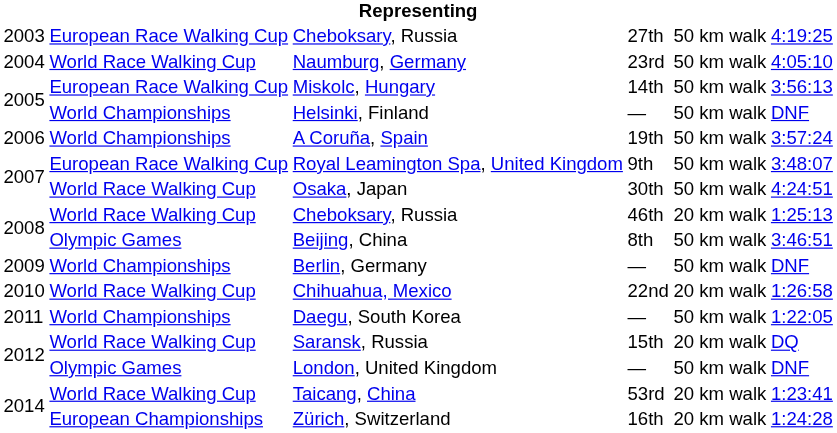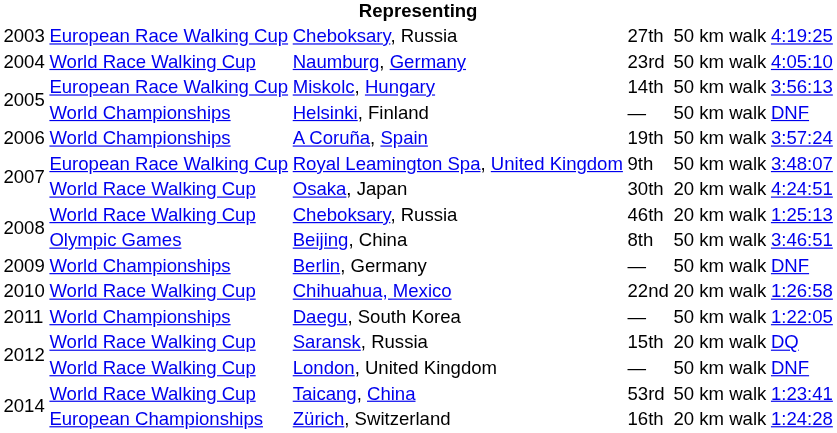(720, 189) 50 km walk -> (720, 189) 20 km walk
(115, 368) Olympic Games -> (153, 368) World Race Walking Cup
(720, 393) 20 km walk -> (720, 393) 50 km walk
